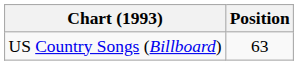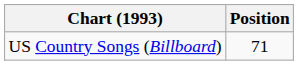(260, 45) 63 -> (260, 45) 71
